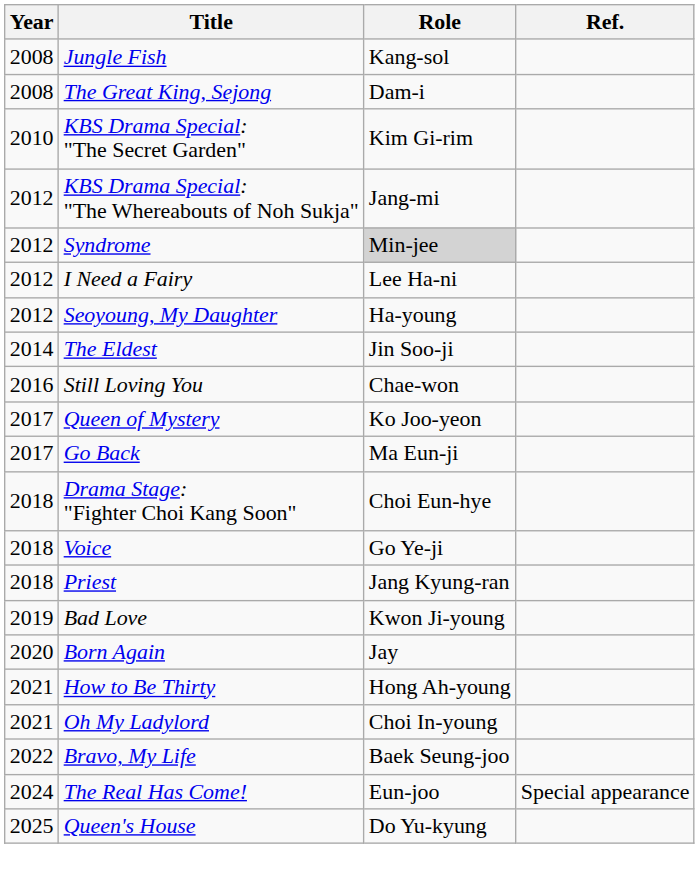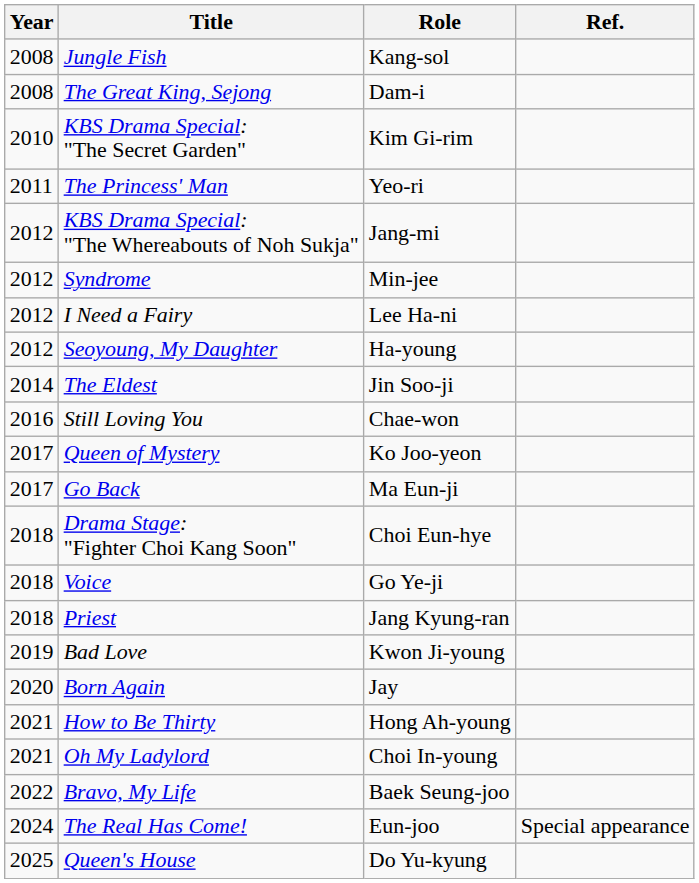+ row: (146, 185)
(404, 245) lightgrey background -> (404, 279) no background
